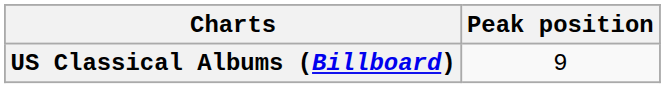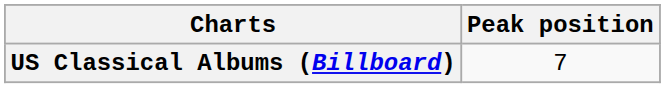(560, 63) 9 -> (560, 63) 7
